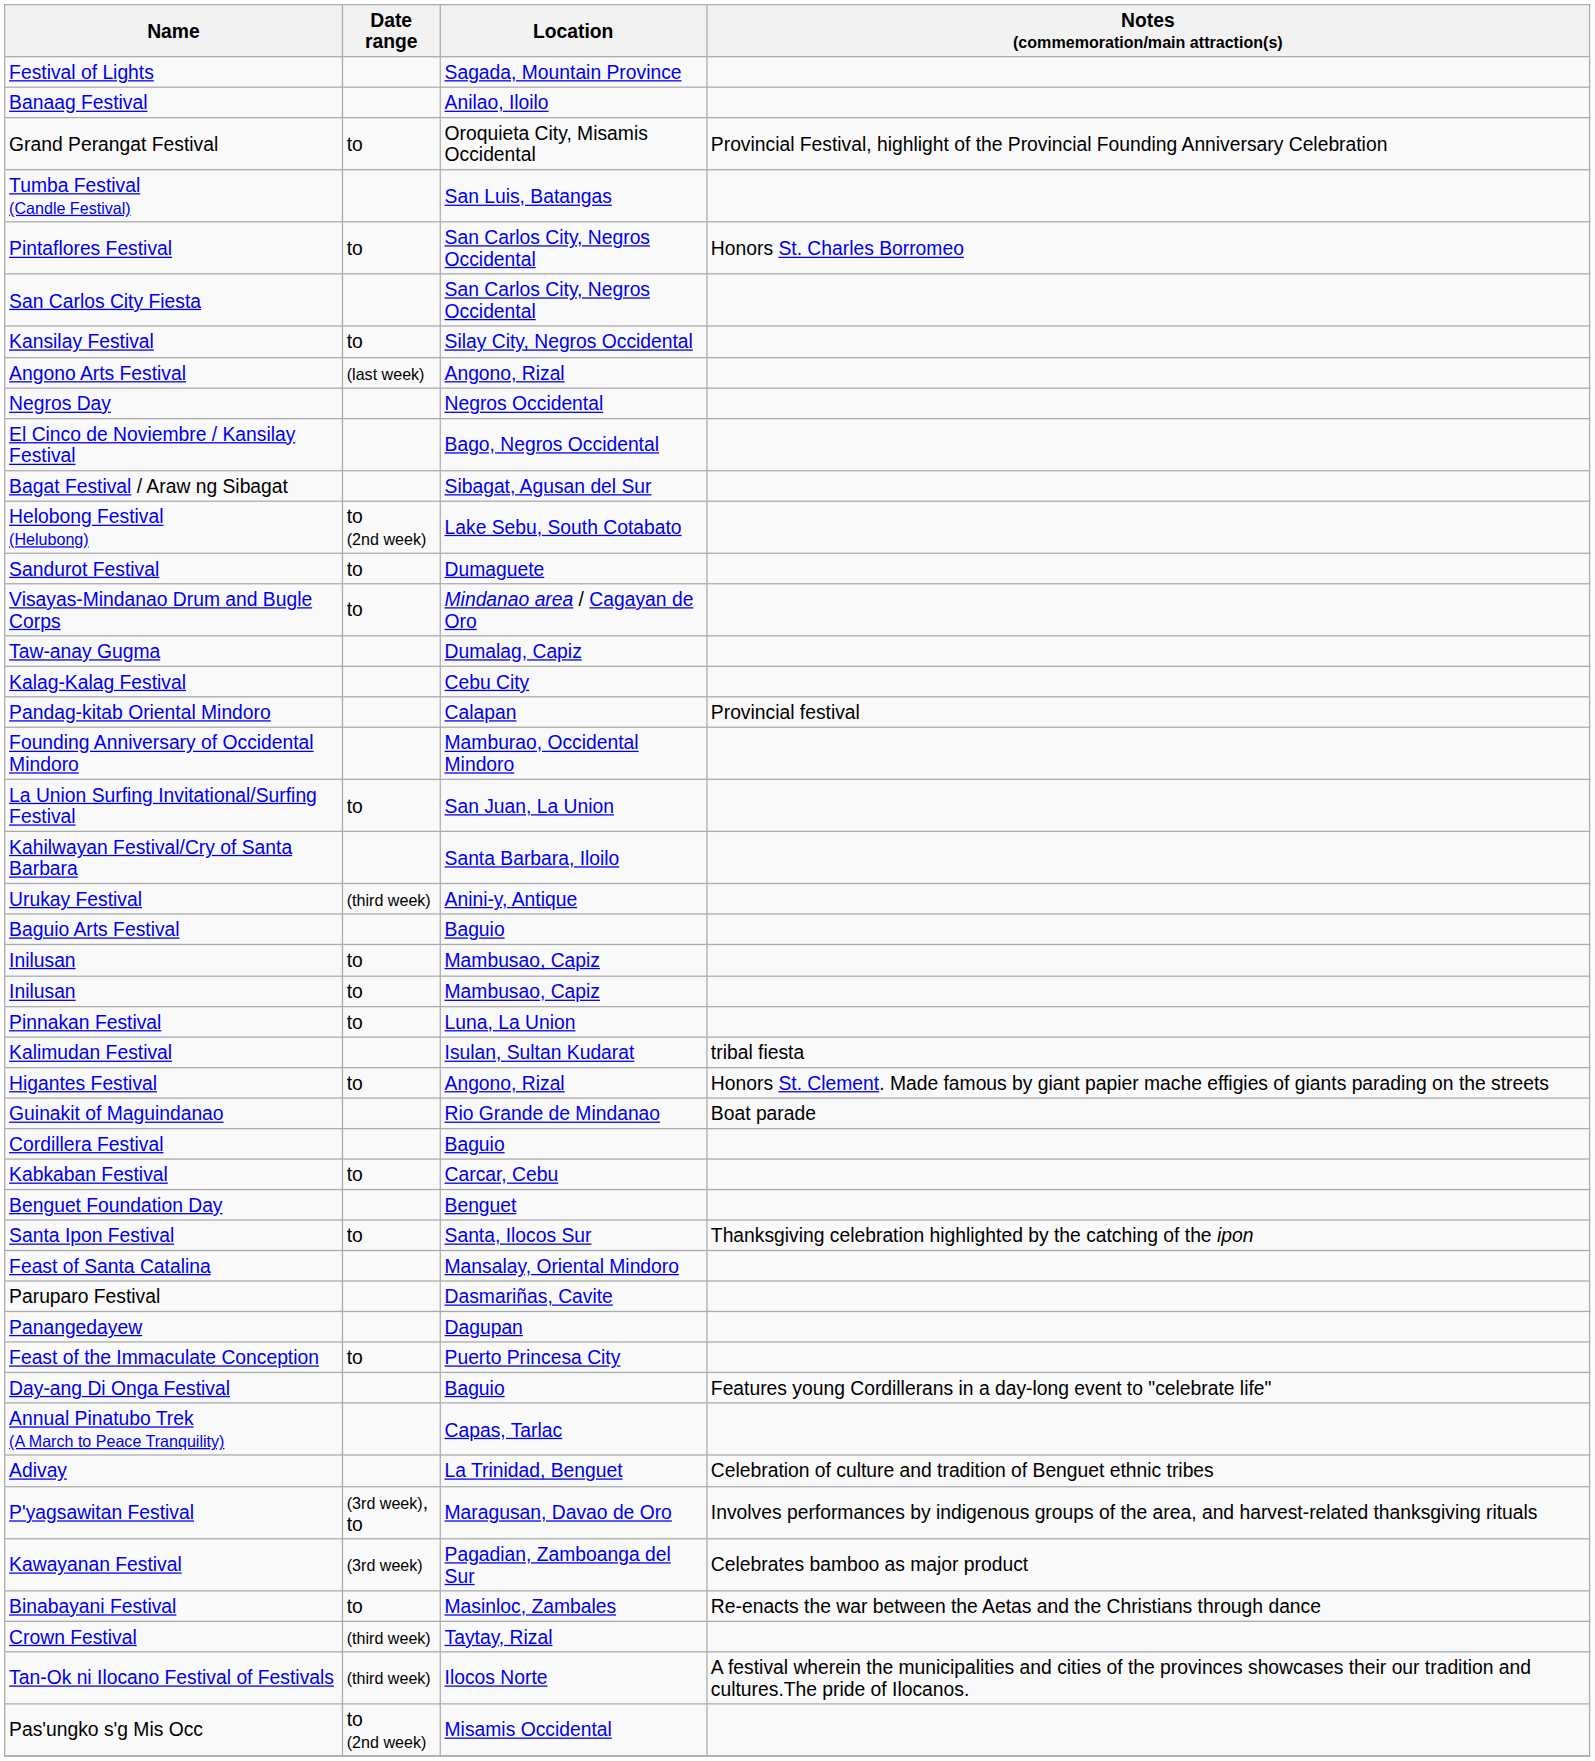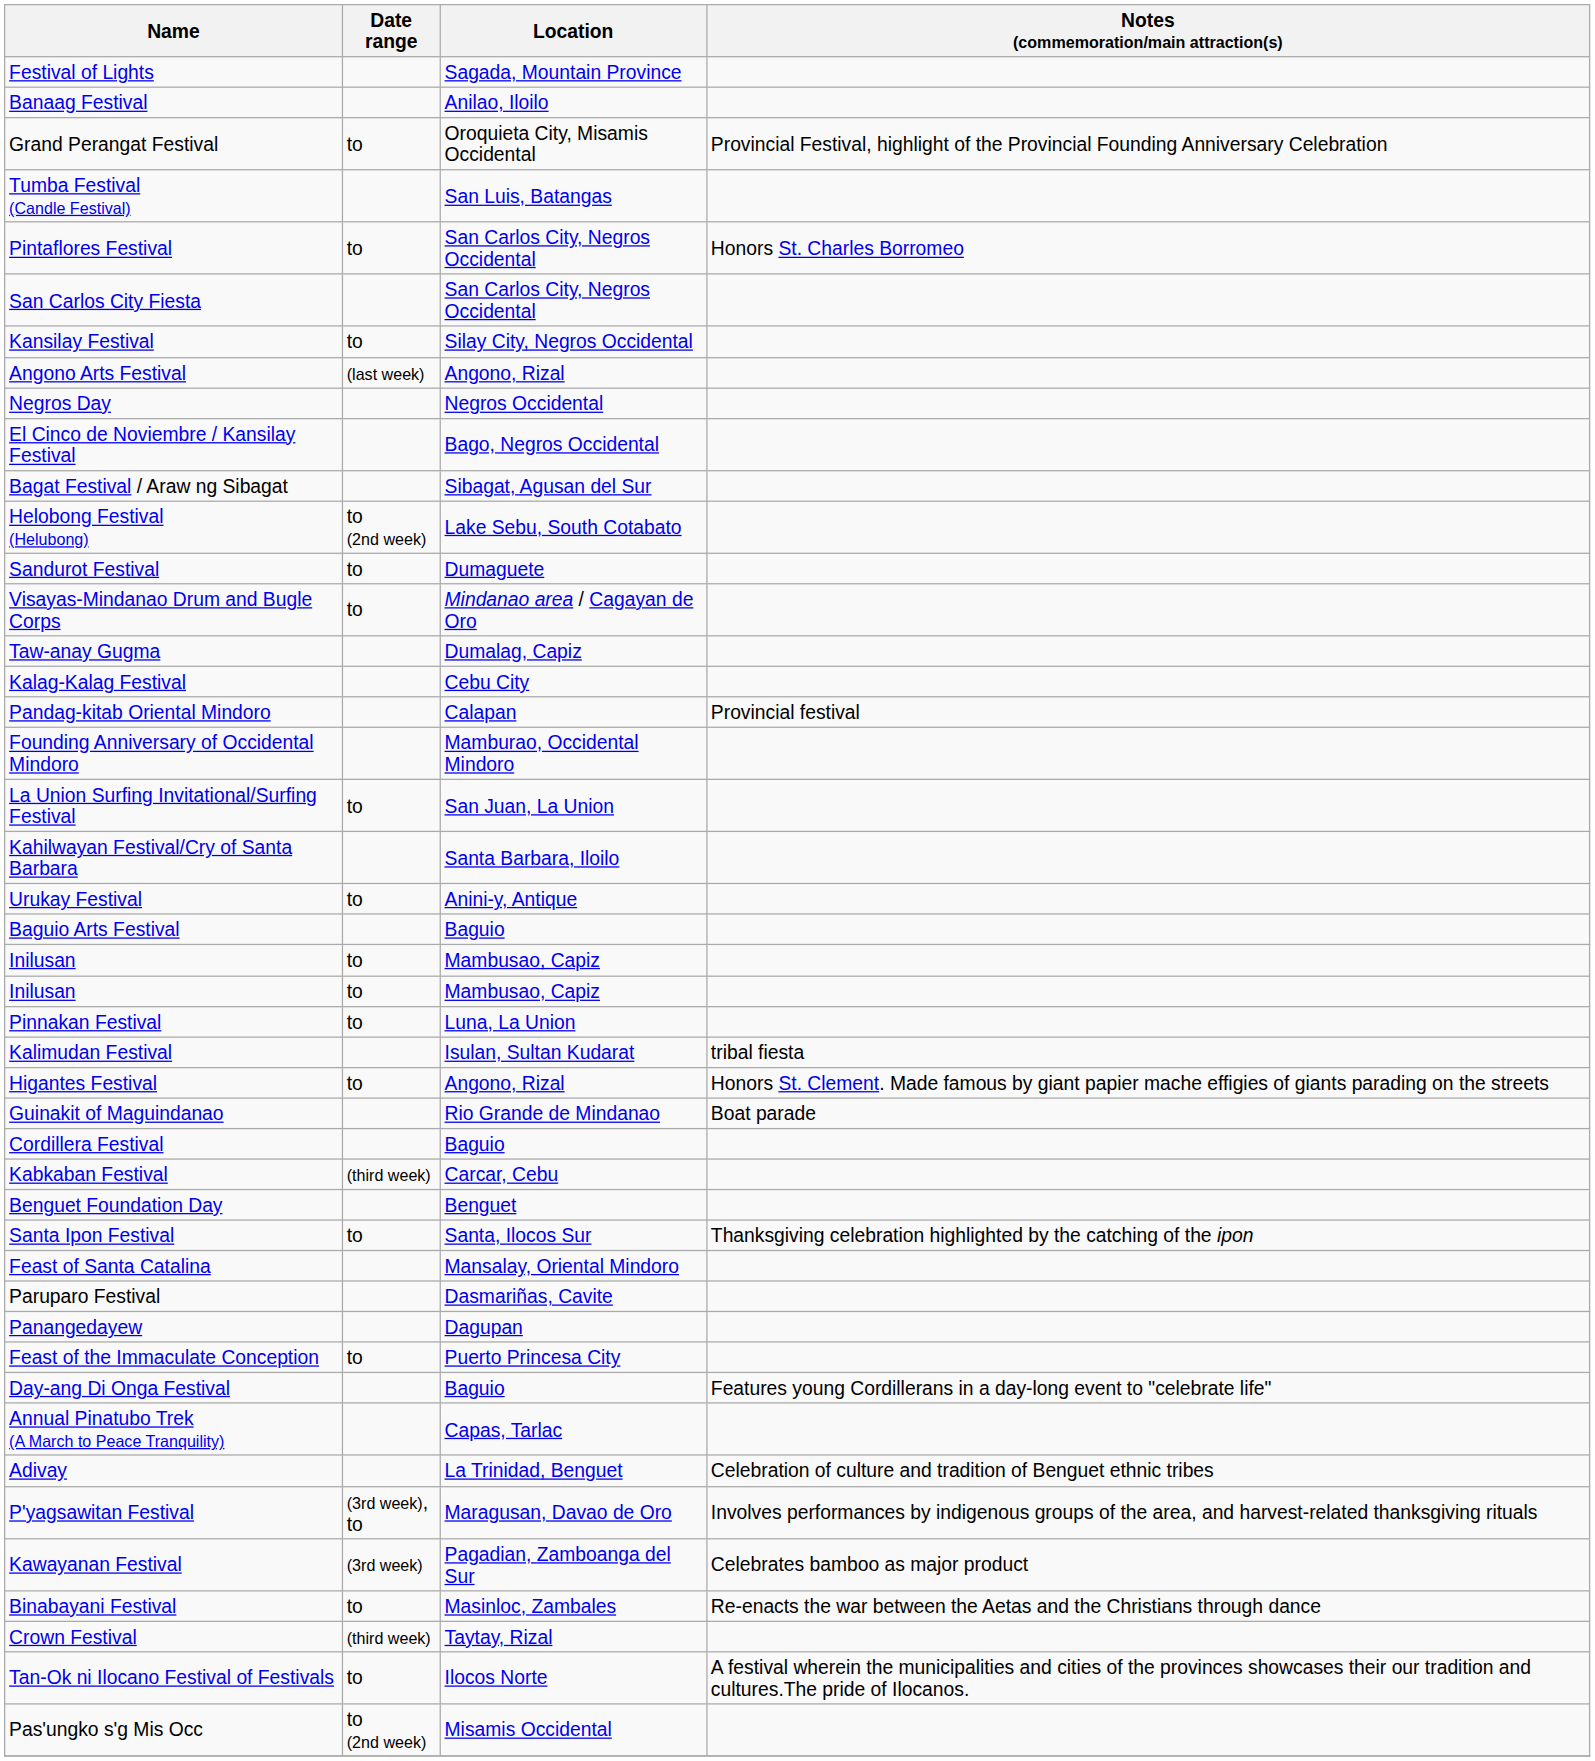(389, 901) (third week) -> (355, 899) to
(355, 1174) to -> (389, 1176) (third week)
(389, 1680) (third week) -> (355, 1678) to
